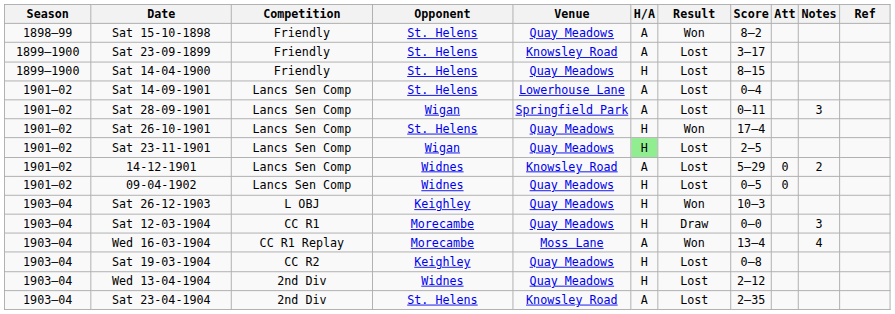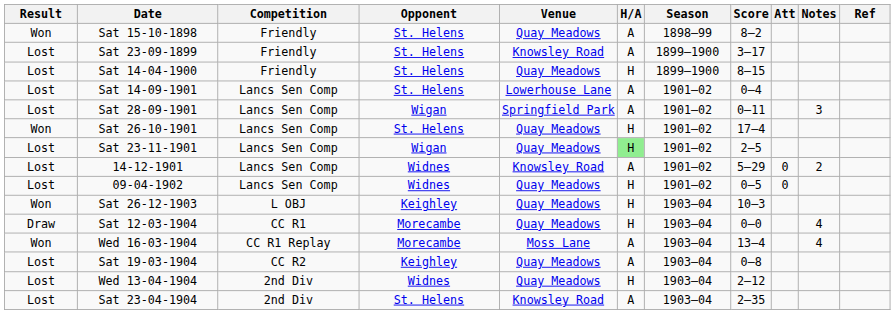columns swapped: (48, 14) <-> (694, 14)
(819, 224) 3 -> (819, 224) 4
(644, 262) H -> (631, 262) A
